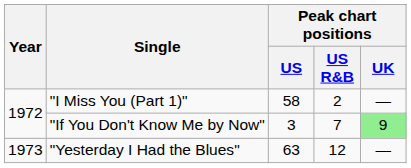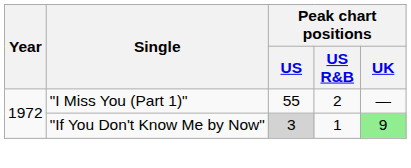(291, 100) 58 -> (291, 100) 55
(291, 125) no background -> (291, 125) lightgrey background
(337, 125) 7 -> (337, 125) 1
- row: (145, 150)
